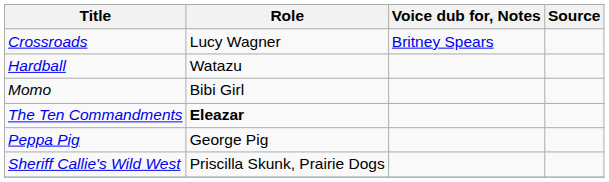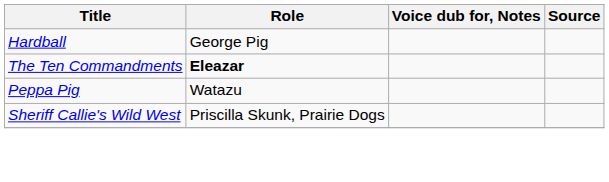- row: (48, 41)
(216, 66) Watazu -> (229, 41) George Pig
- row: (30, 90)
(229, 139) George Pig -> (216, 90) Watazu
